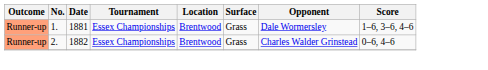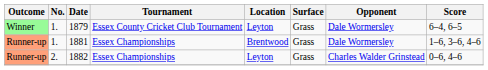+ row: (78, 26)
(200, 42) Brentwood -> (260, 57) Leyton
